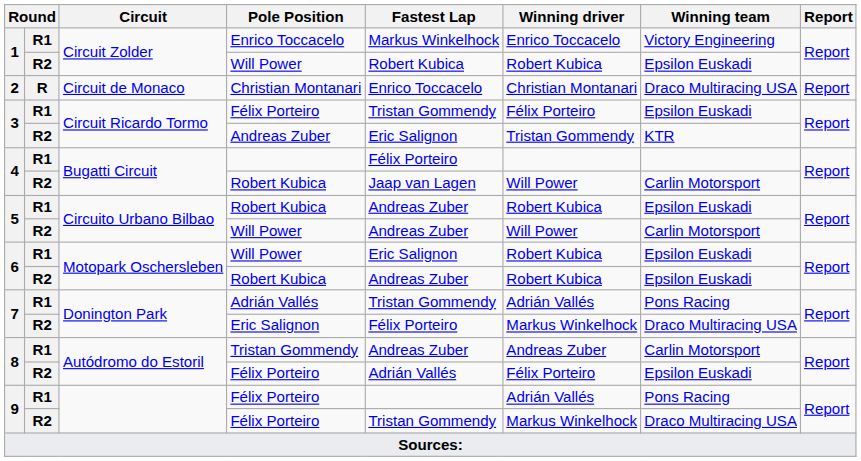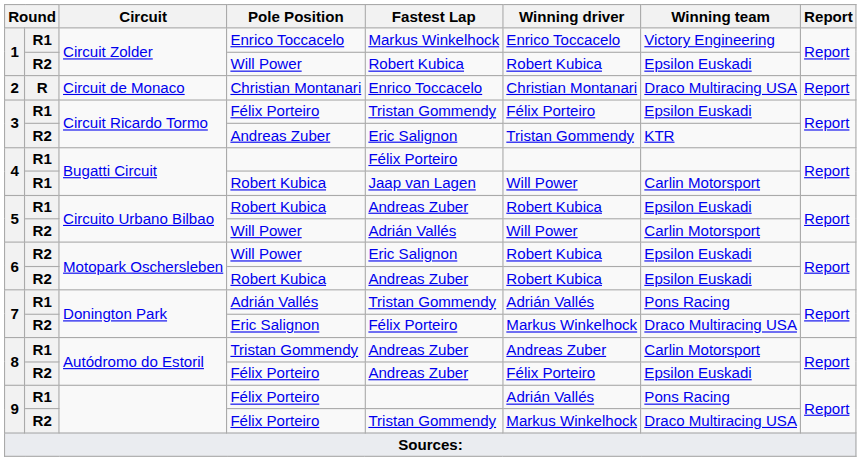(42, 183) R2 -> (42, 183) R1
(418, 230) Andreas Zuber -> (412, 230) Adrián Vallés
(42, 254) R1 -> (42, 254) R2
(412, 373) Adrián Vallés -> (418, 373) Andreas Zuber
